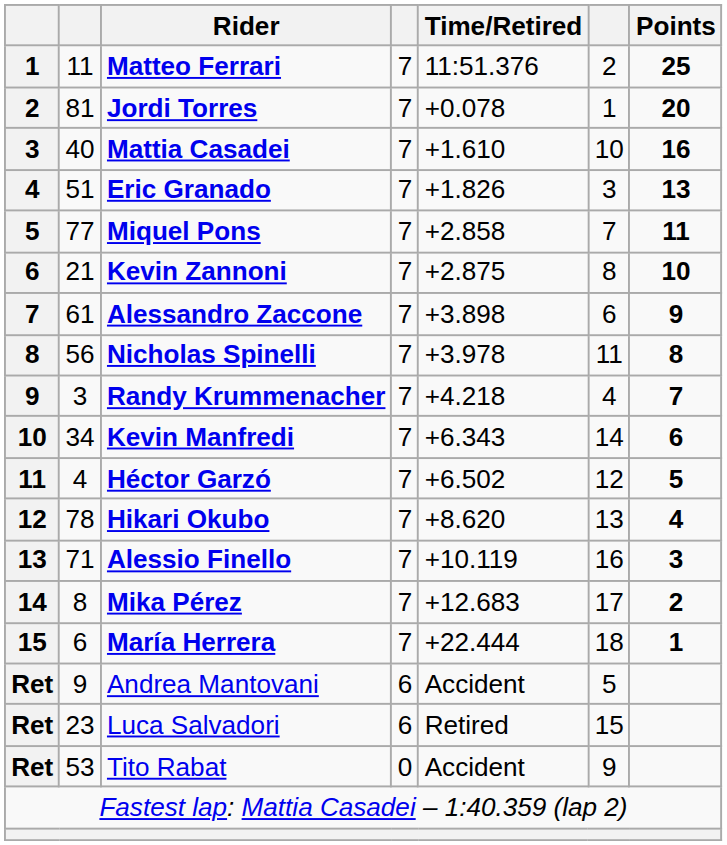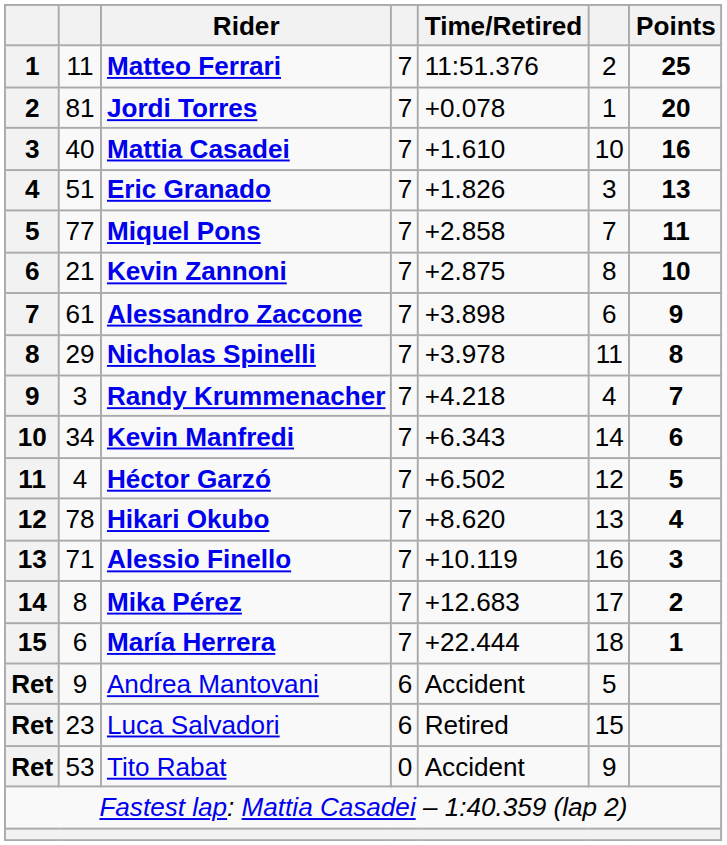(80, 354) 56 -> (80, 354) 29
